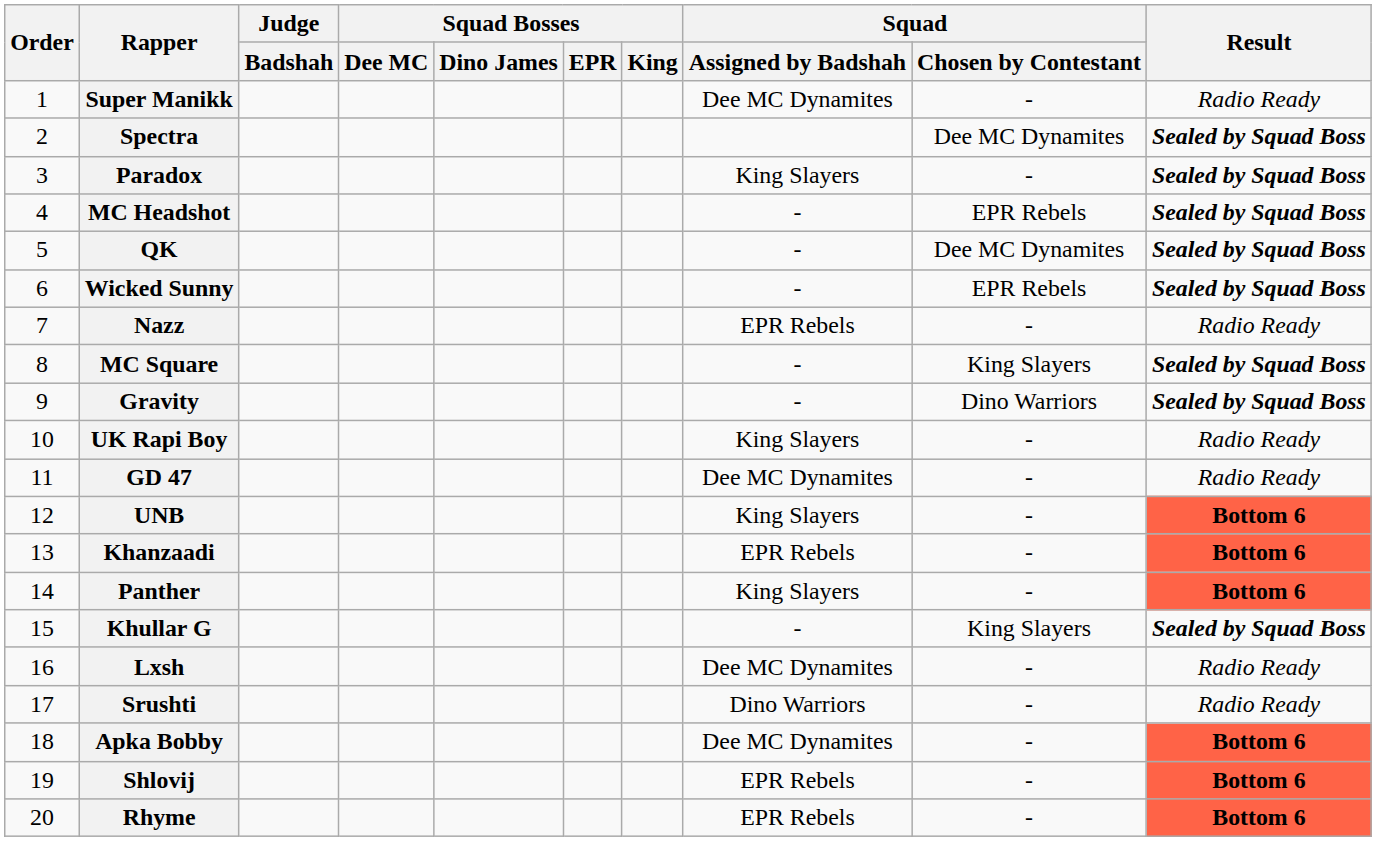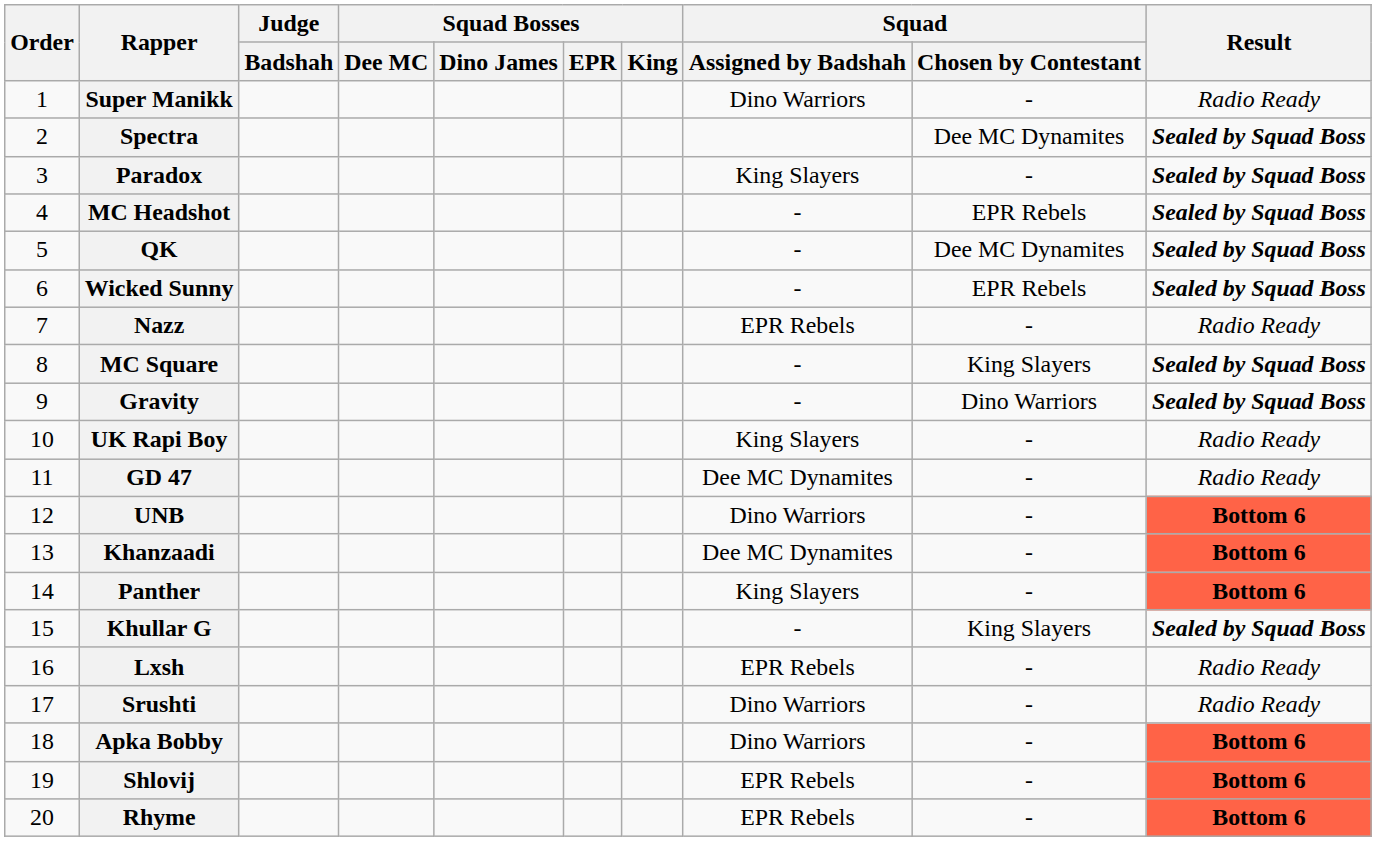(797, 99) Dee MC Dynamites -> (797, 99) Dino Warriors
(797, 514) King Slayers -> (797, 514) Dino Warriors
(797, 552) EPR Rebels -> (797, 552) Dee MC Dynamites
(797, 666) Dee MC Dynamites -> (797, 666) EPR Rebels
(797, 741) Dee MC Dynamites -> (797, 741) Dino Warriors
